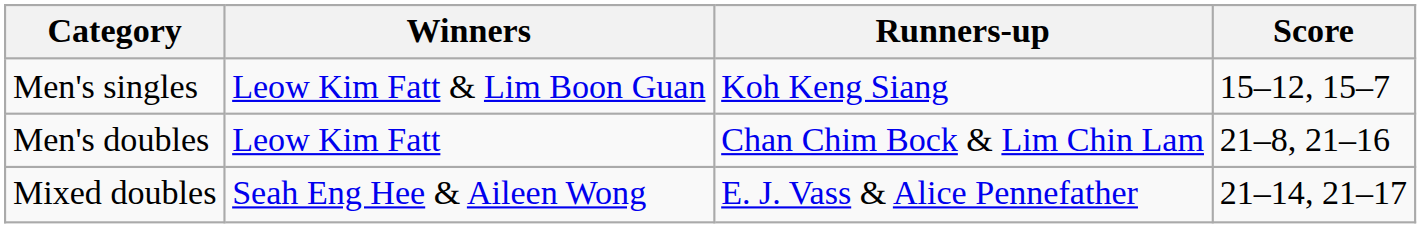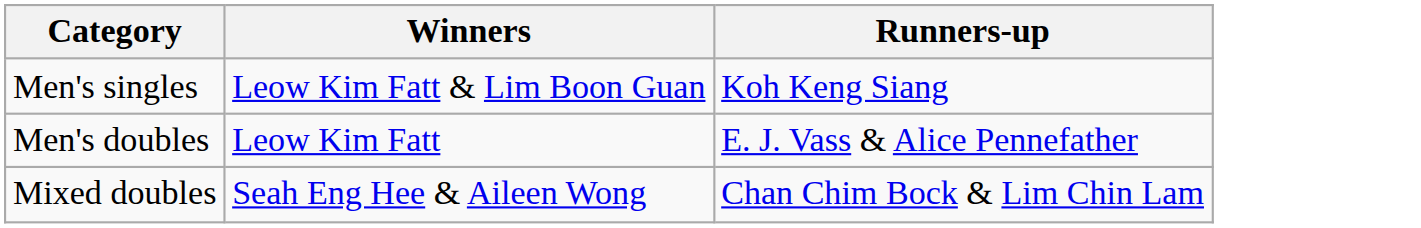- column: (1313, 31)
(963, 139) Chan Chim Bock & Lim Chin Lam -> (930, 139) E. J. Vass & Alice Pennefather
(930, 193) E. J. Vass & Alice Pennefather -> (963, 193) Chan Chim Bock & Lim Chin Lam
